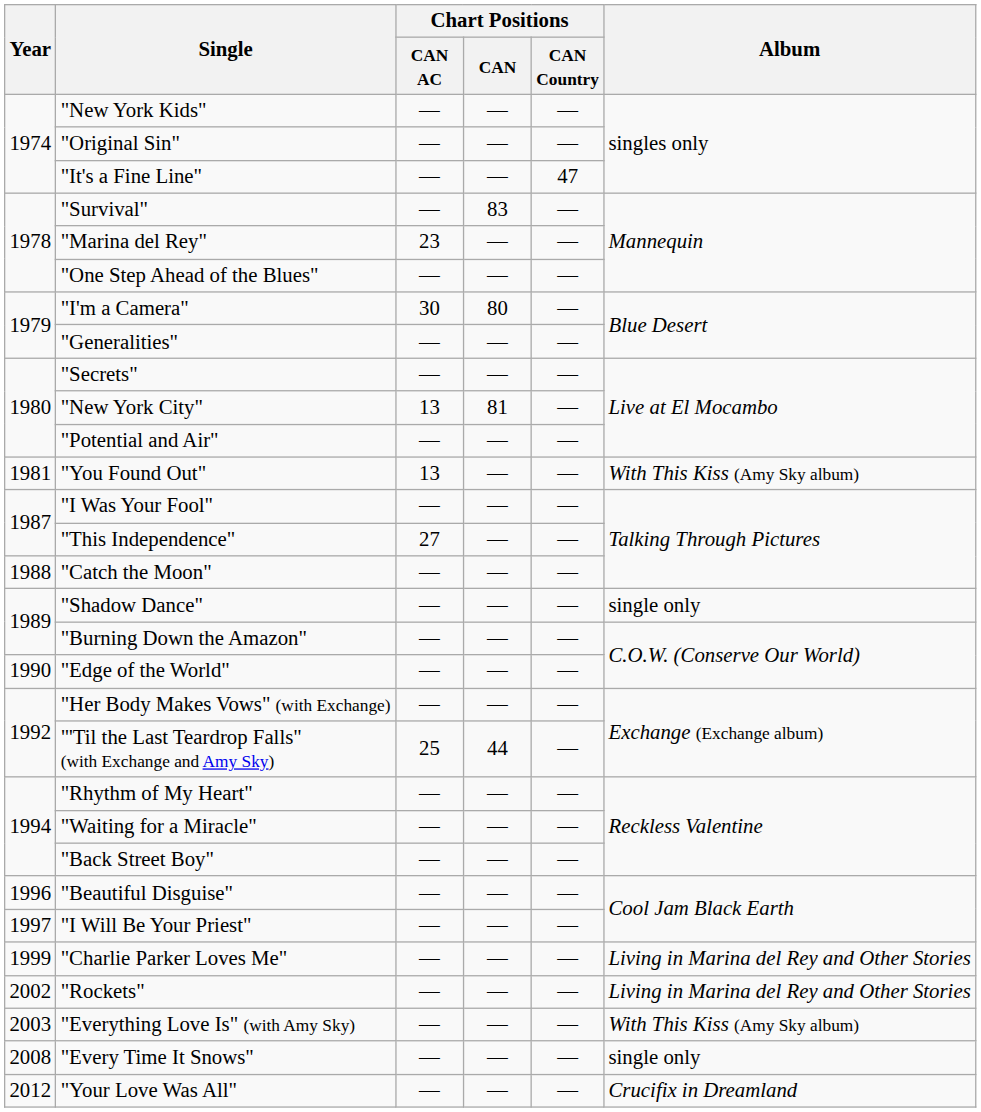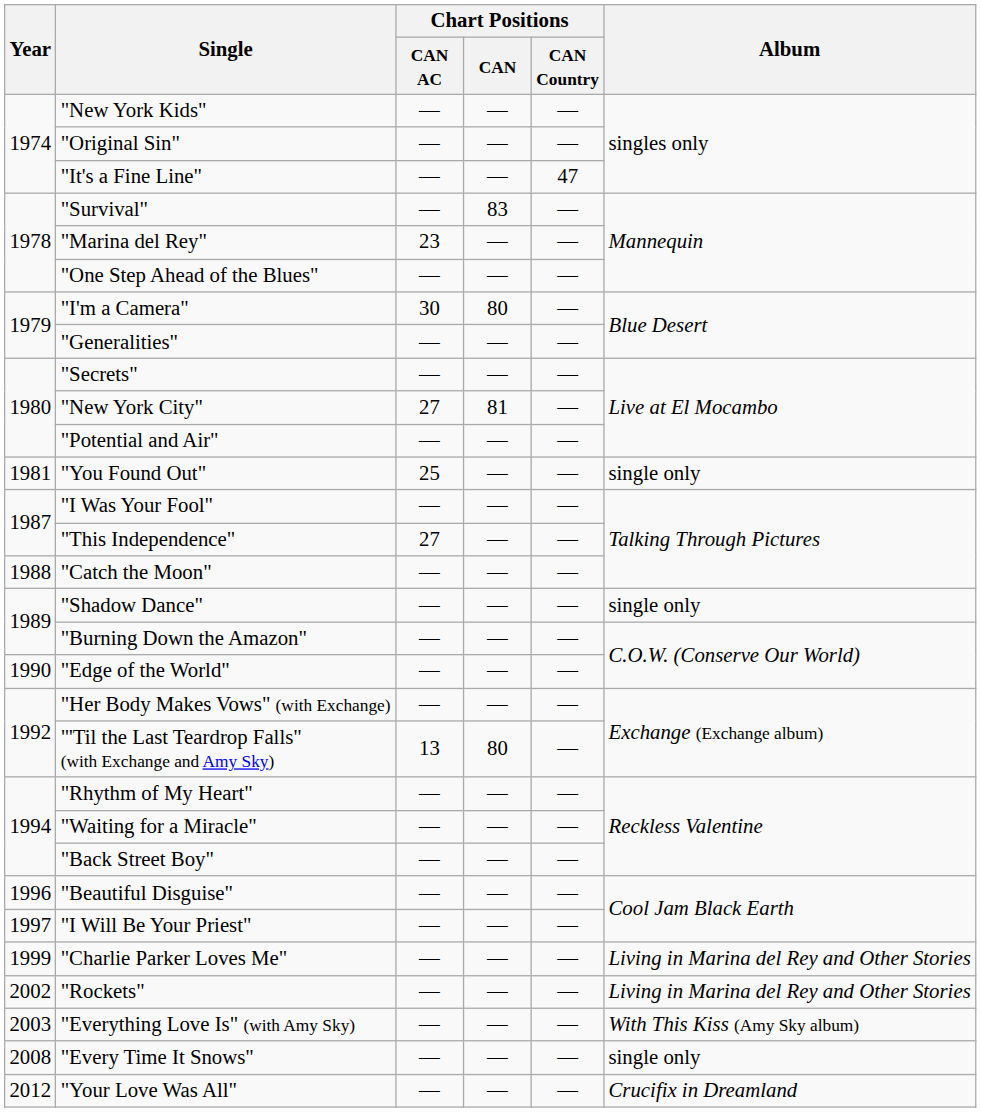(429, 407) 13 -> (429, 407) 27
(429, 473) 13 -> (429, 473) 25
(734, 473) With This Kiss (Amy Sky album) -> (654, 473) single only
(429, 748) 25 -> (429, 748) 13
(498, 748) 44 -> (498, 748) 80
